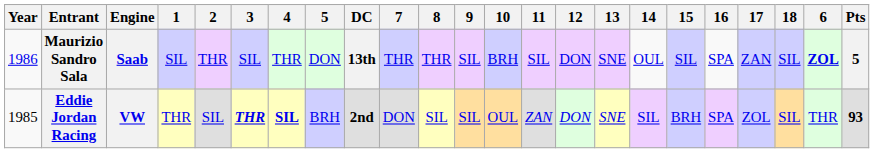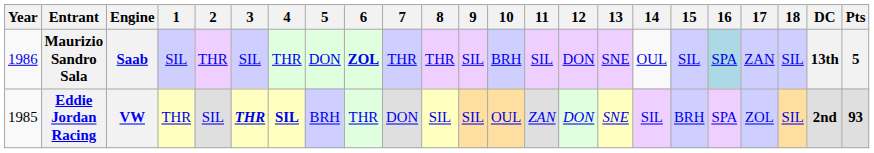columns swapped: (823, 17) <-> (362, 17)
(721, 59) no background -> (724, 59) lightblue background
